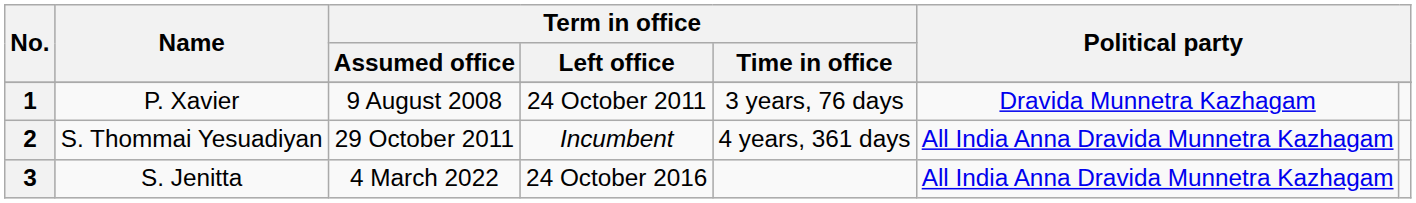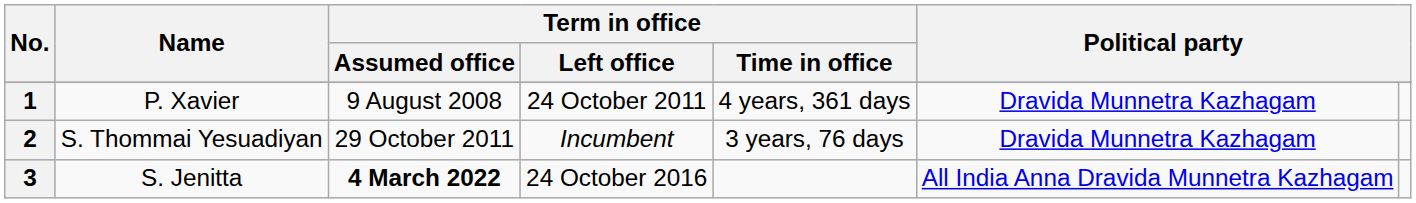(814, 100) 3 years, 76 days -> (815, 100) 4 years, 361 days
(815, 139) 4 years, 361 days -> (814, 139) 3 years, 76 days
(1158, 139) All India Anna Dravida Munnetra Kazhagam -> (1158, 139) Dravida Munnetra Kazhagam
(424, 178) normal -> (424, 178) bold
